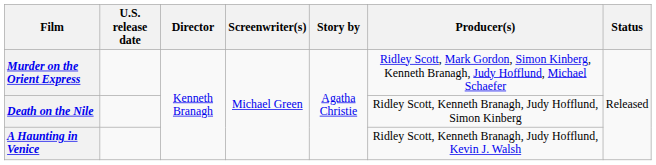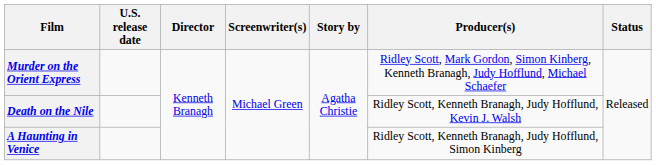(485, 111) Ridley Scott, Kenneth Branagh, Judy Hofflund, Simon Kinberg -> (485, 111) Ridley Scott, Kenneth Branagh, Judy Hofflund, Kevin J. Walsh
(485, 143) Ridley Scott, Kenneth Branagh, Judy Hofflund, Kevin J. Walsh -> (485, 143) Ridley Scott, Kenneth Branagh, Judy Hofflund, Simon Kinberg
